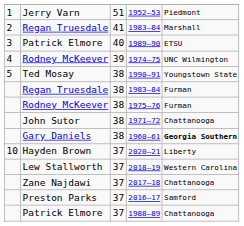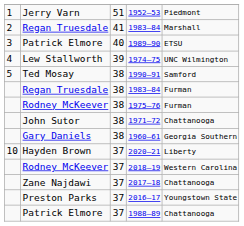(65, 58) Rodney McKeever -> (63, 58) Lew Stallworth
(201, 74) Youngstown State -> (180, 74) Samford
(201, 136) bold -> (201, 136) normal
(63, 167) Lew Stallworth -> (65, 167) Rodney McKeever
(180, 198) Samford -> (201, 198) Youngstown State
